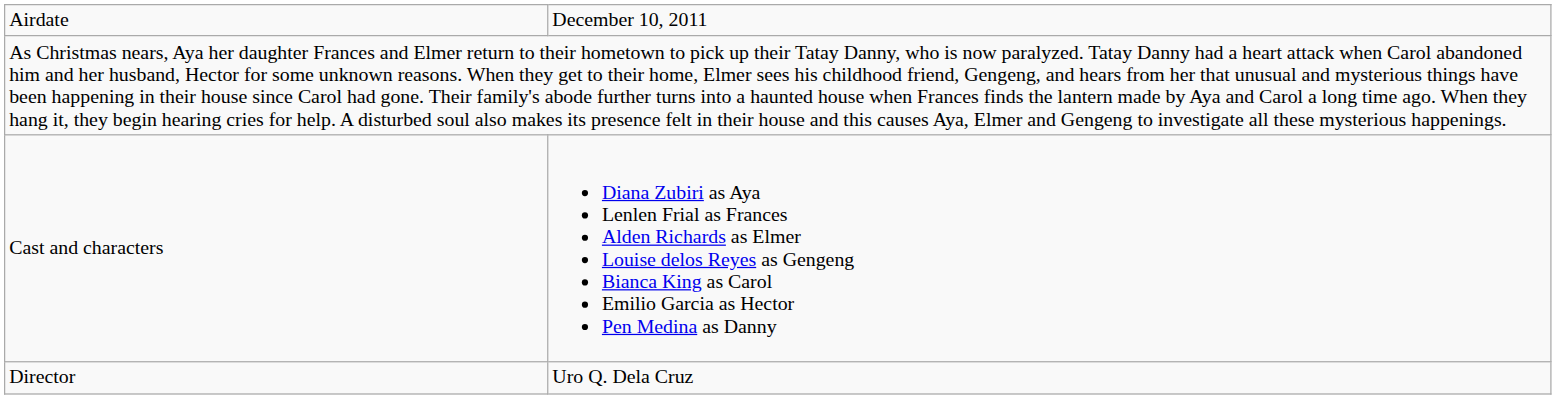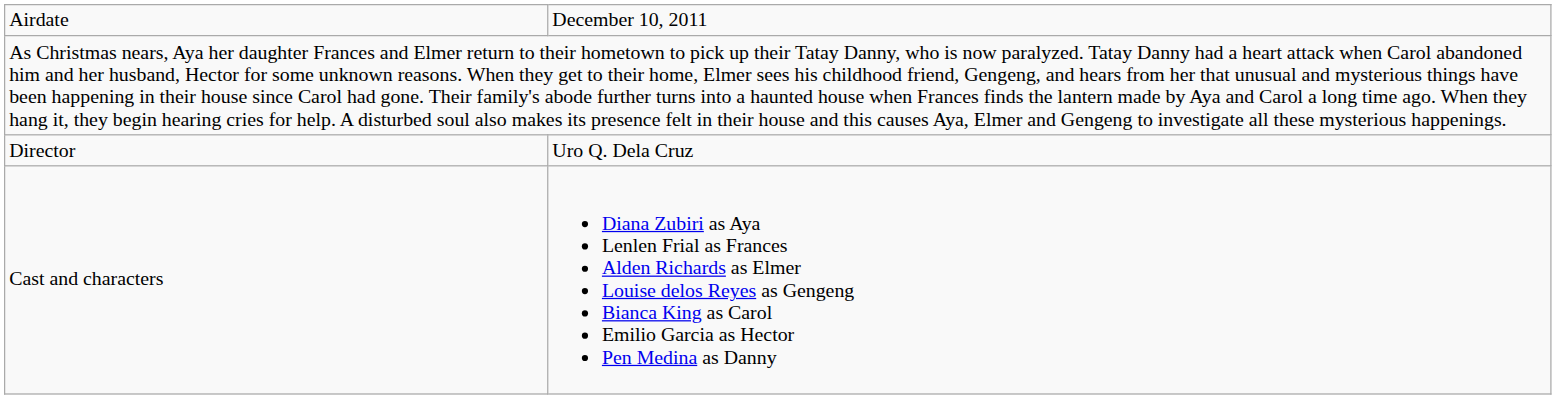rows swapped: (42, 377) <-> (86, 248)
